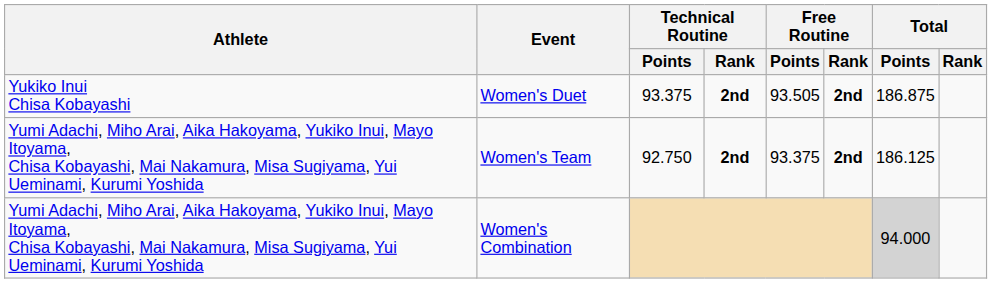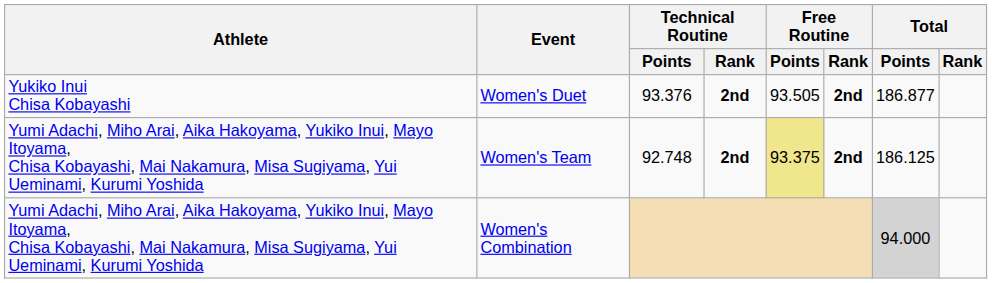(667, 96) 93.375 -> (667, 96) 93.376
(905, 96) 186.875 -> (905, 96) 186.877
(667, 158) 92.750 -> (667, 158) 92.748
(795, 158) no background -> (795, 158) khaki background
